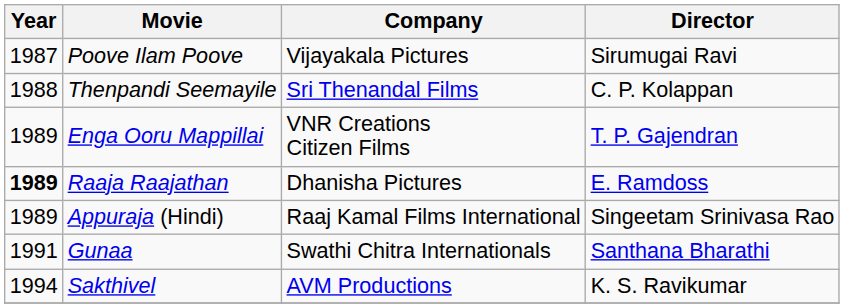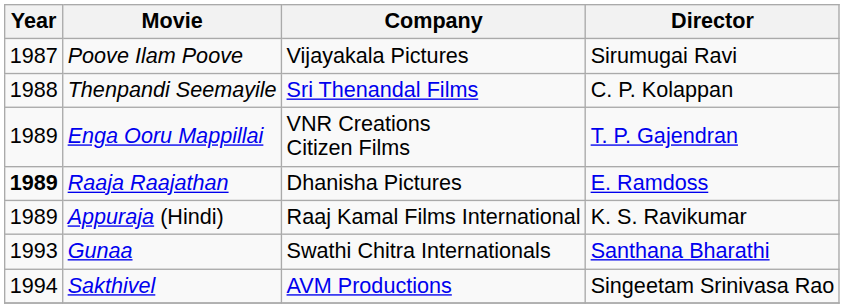(713, 217) Singeetam Srinivasa Rao -> (669, 217) K. S. Ravikumar
(34, 251) 1991 -> (34, 251) 1993
(669, 285) K. S. Ravikumar -> (713, 285) Singeetam Srinivasa Rao
